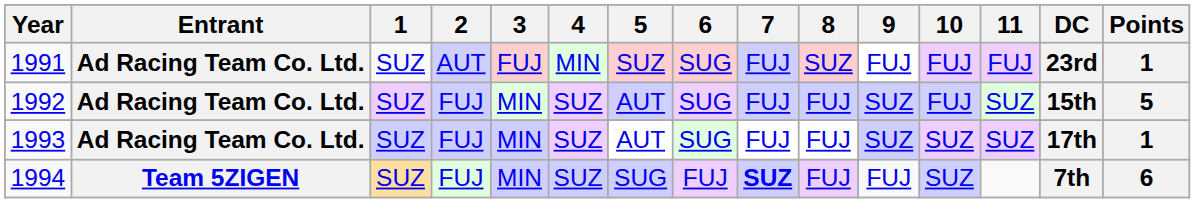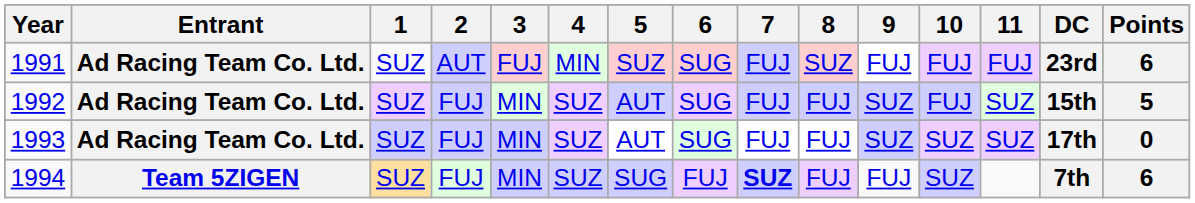(1147, 62) 1 -> (1147, 62) 6
(1147, 140) 1 -> (1147, 140) 0
